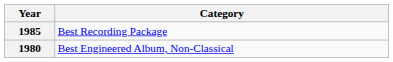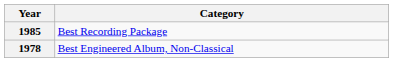(30, 48) 1980 -> (30, 48) 1978
